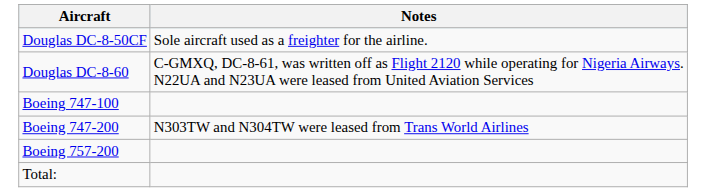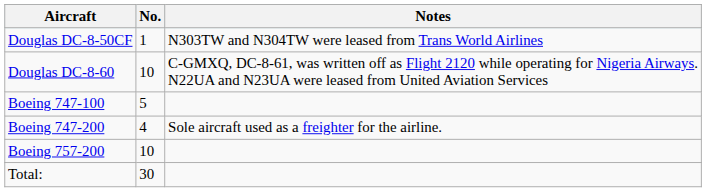+ column: (150, 16)
(291, 39) Sole aircraft used as a freighter for the airline. -> (356, 39) N303TW and N304TW were leased from Trans World Airlines
(341, 127) N303TW and N304TW were leased from Trans World Airlines -> (305, 127) Sole aircraft used as a freighter for the airline.
